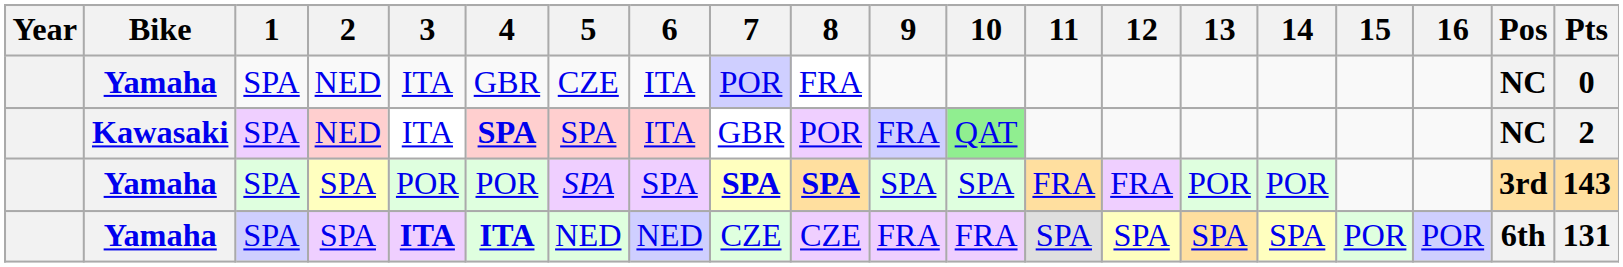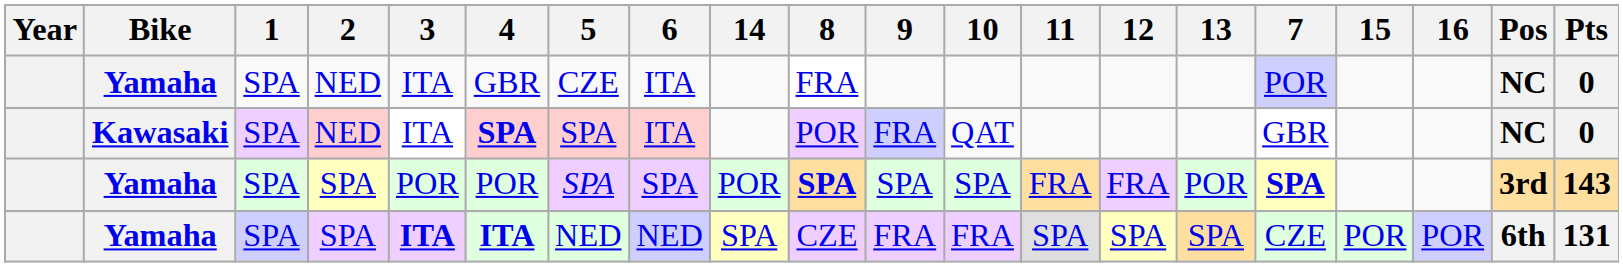columns swapped: (751, 30) <-> (1297, 30)
(986, 132) lightgreen background -> (982, 132) no background
(1587, 132) 2 -> (1587, 132) 0
